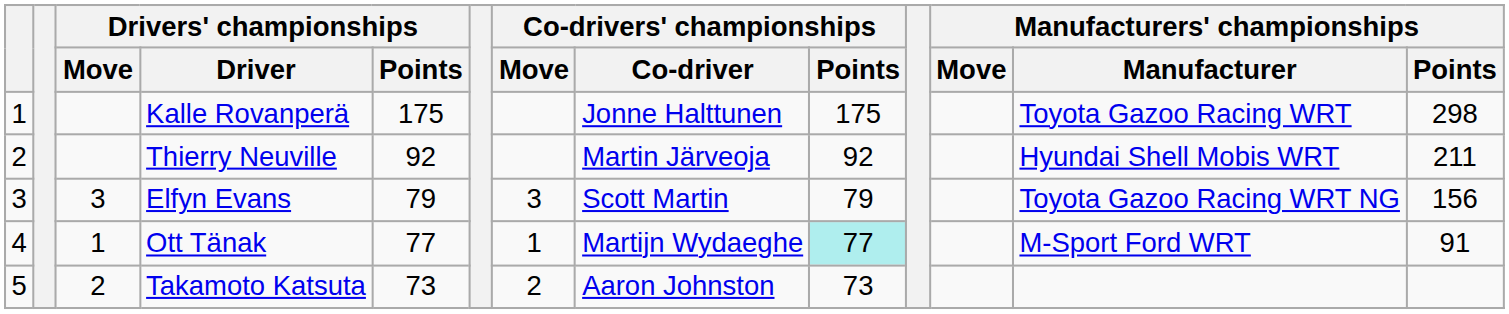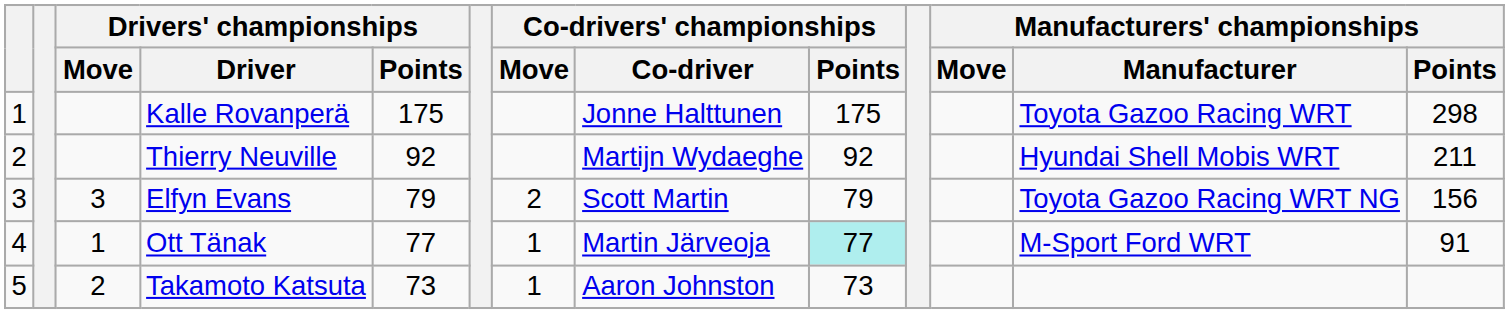(676, 156) Martin Järveoja -> (693, 156) Martijn Wydaeghe
(534, 199) 3 -> (534, 199) 2
(693, 243) Martijn Wydaeghe -> (676, 243) Martin Järveoja
(534, 286) 2 -> (534, 286) 1
